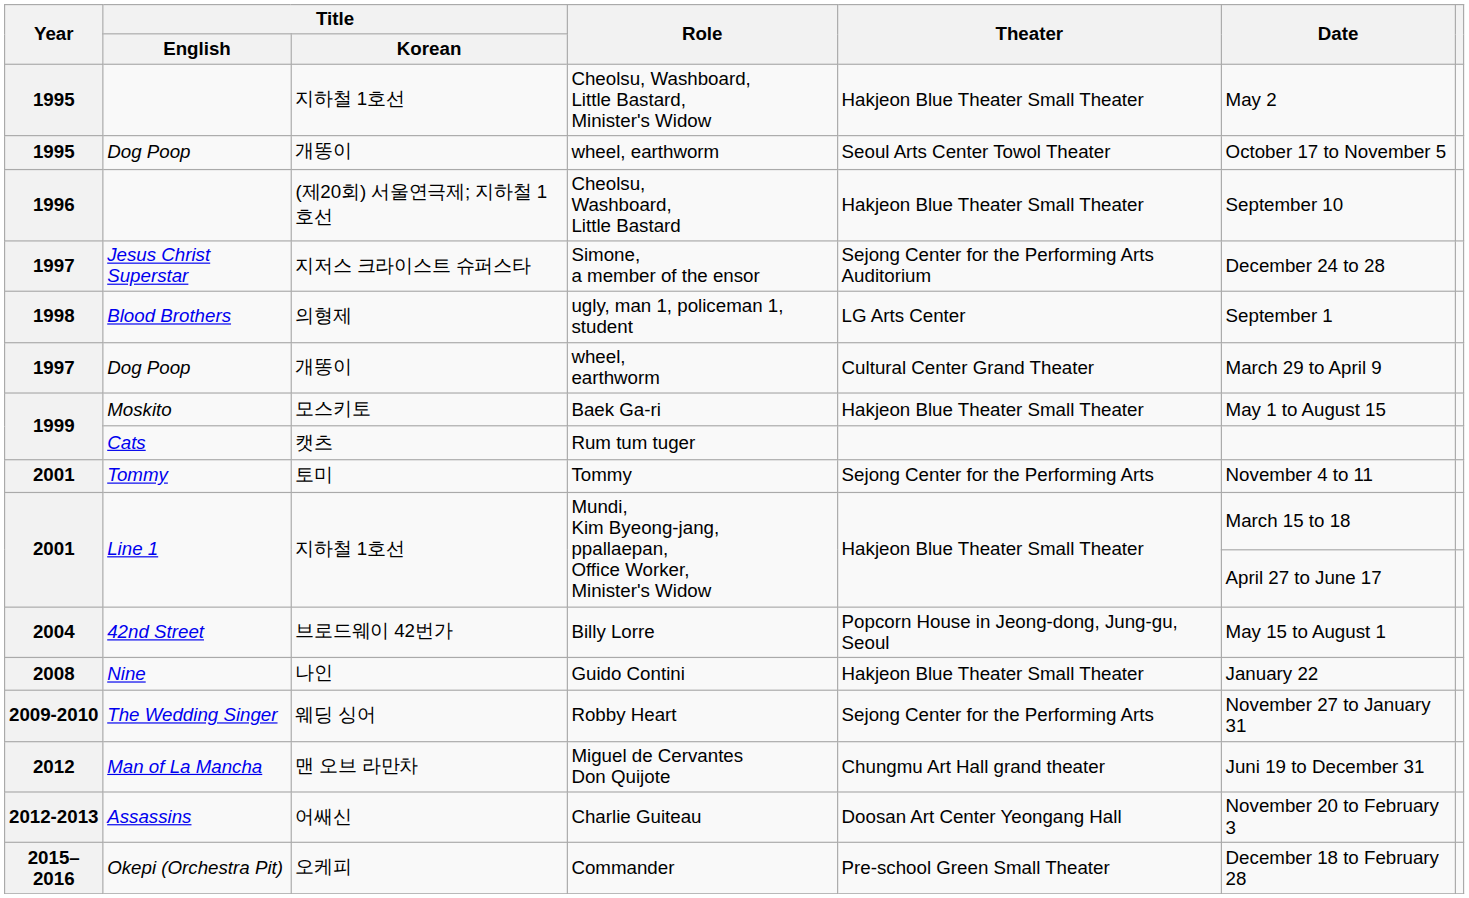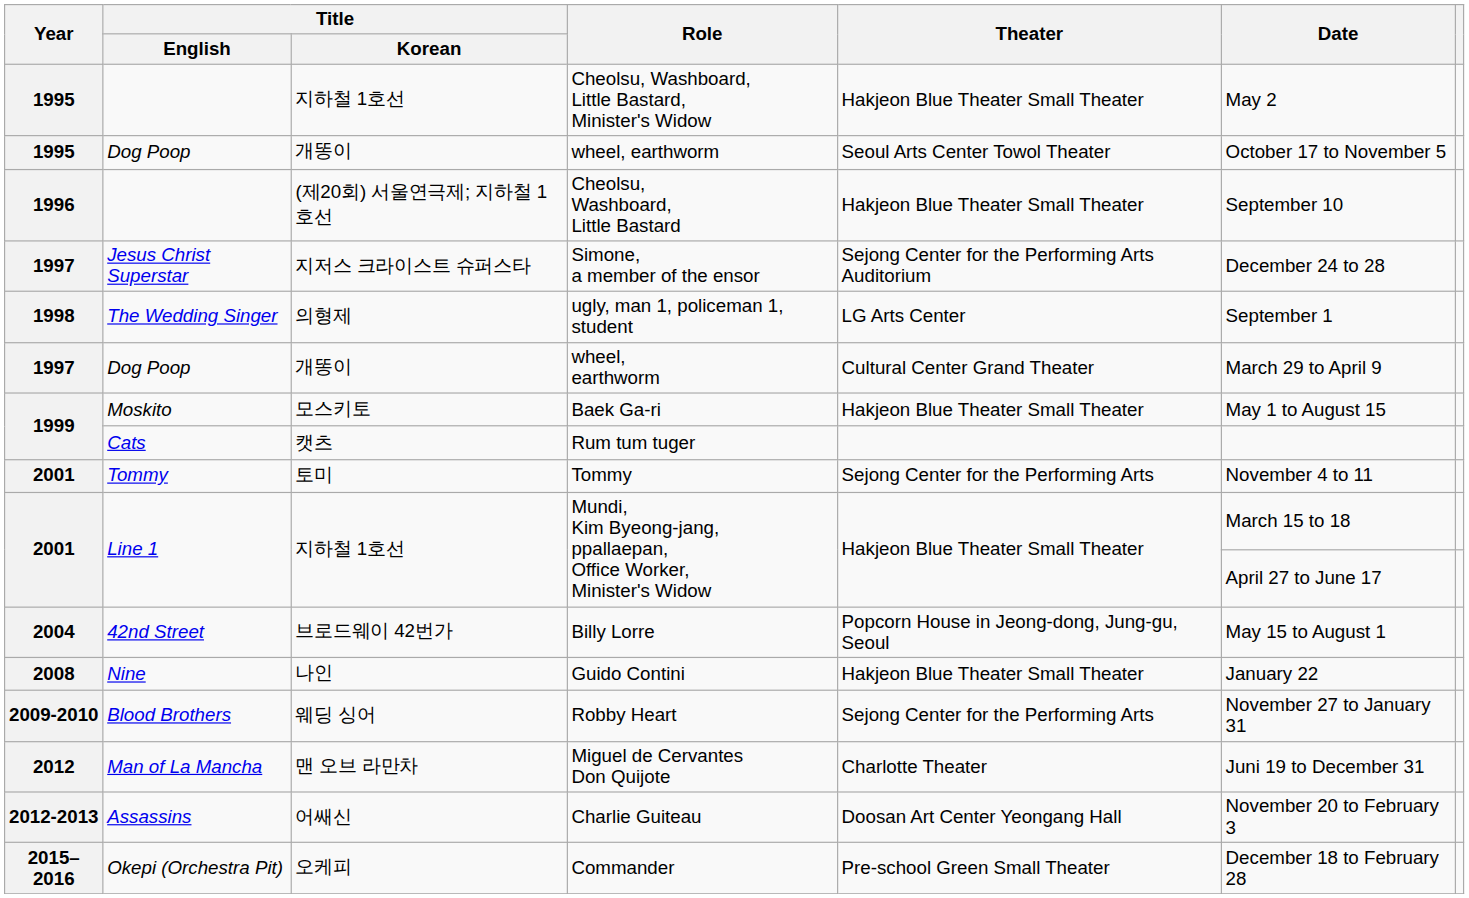(169, 316) Blood Brothers -> (192, 316) The Wedding Singer
(192, 715) The Wedding Singer -> (169, 715) Blood Brothers
(973, 766) Chungmu Art Hall grand theater -> (914, 766) Charlotte Theater
